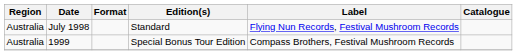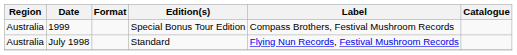rows swapped: (69, 27) <-> (59, 42)
